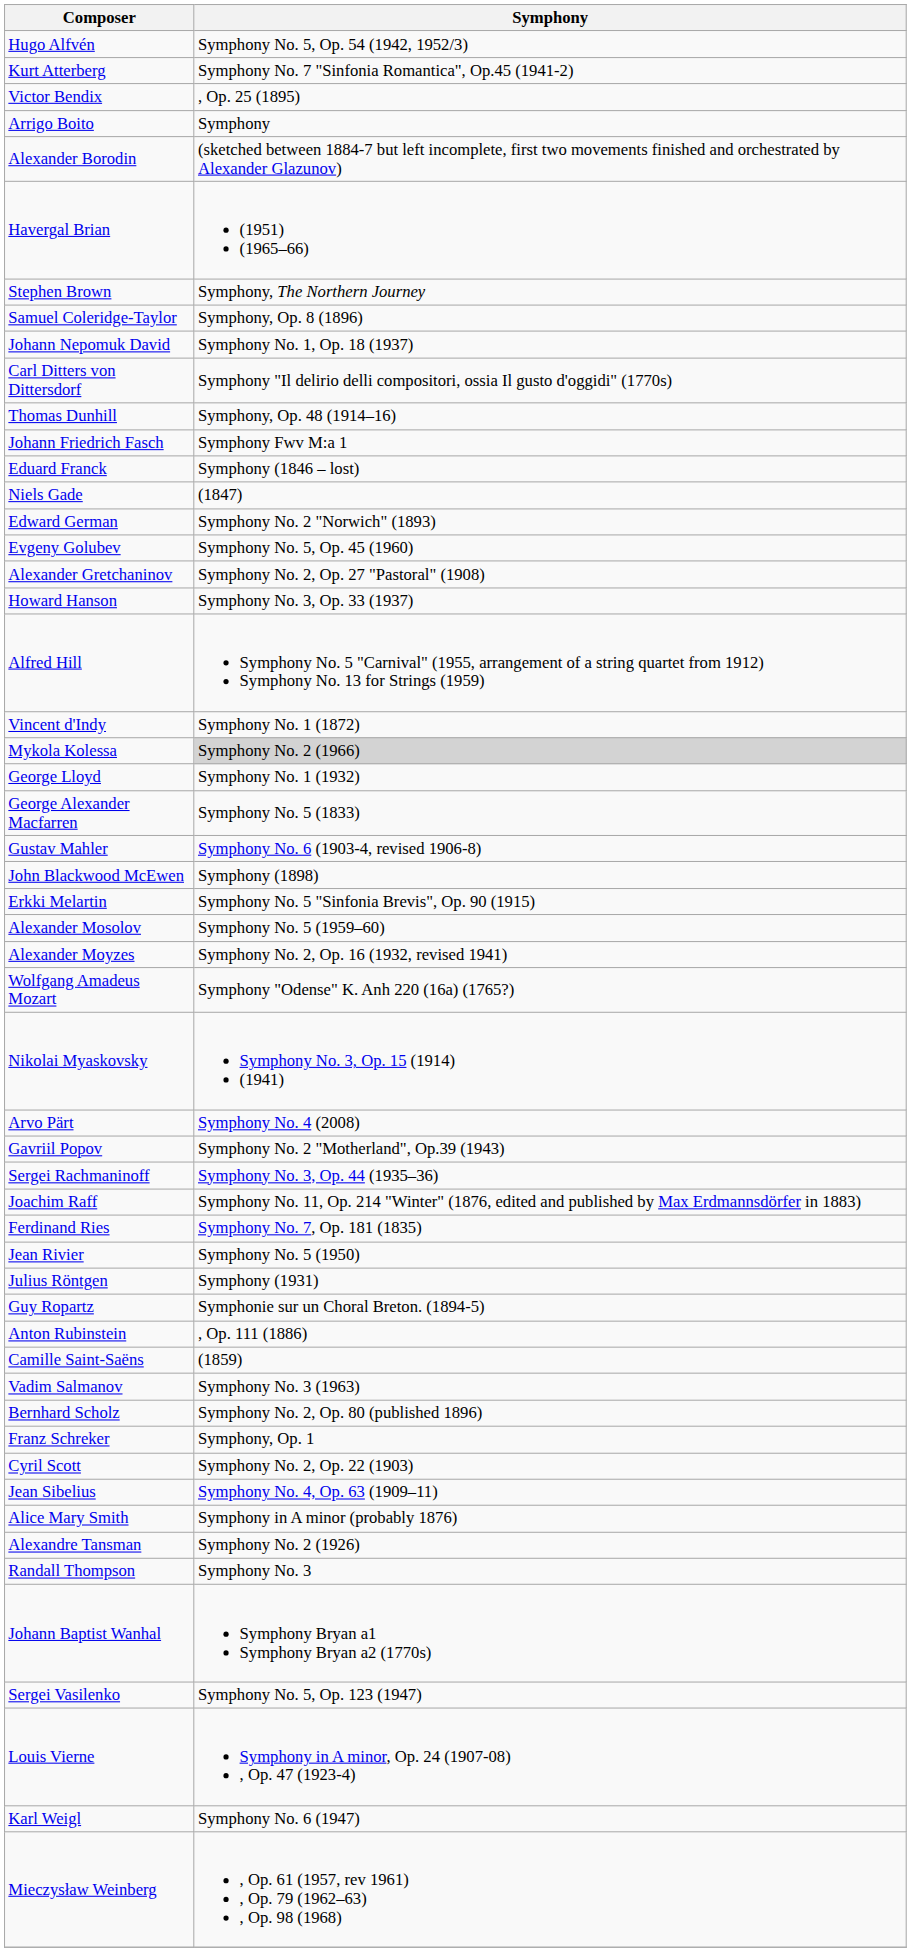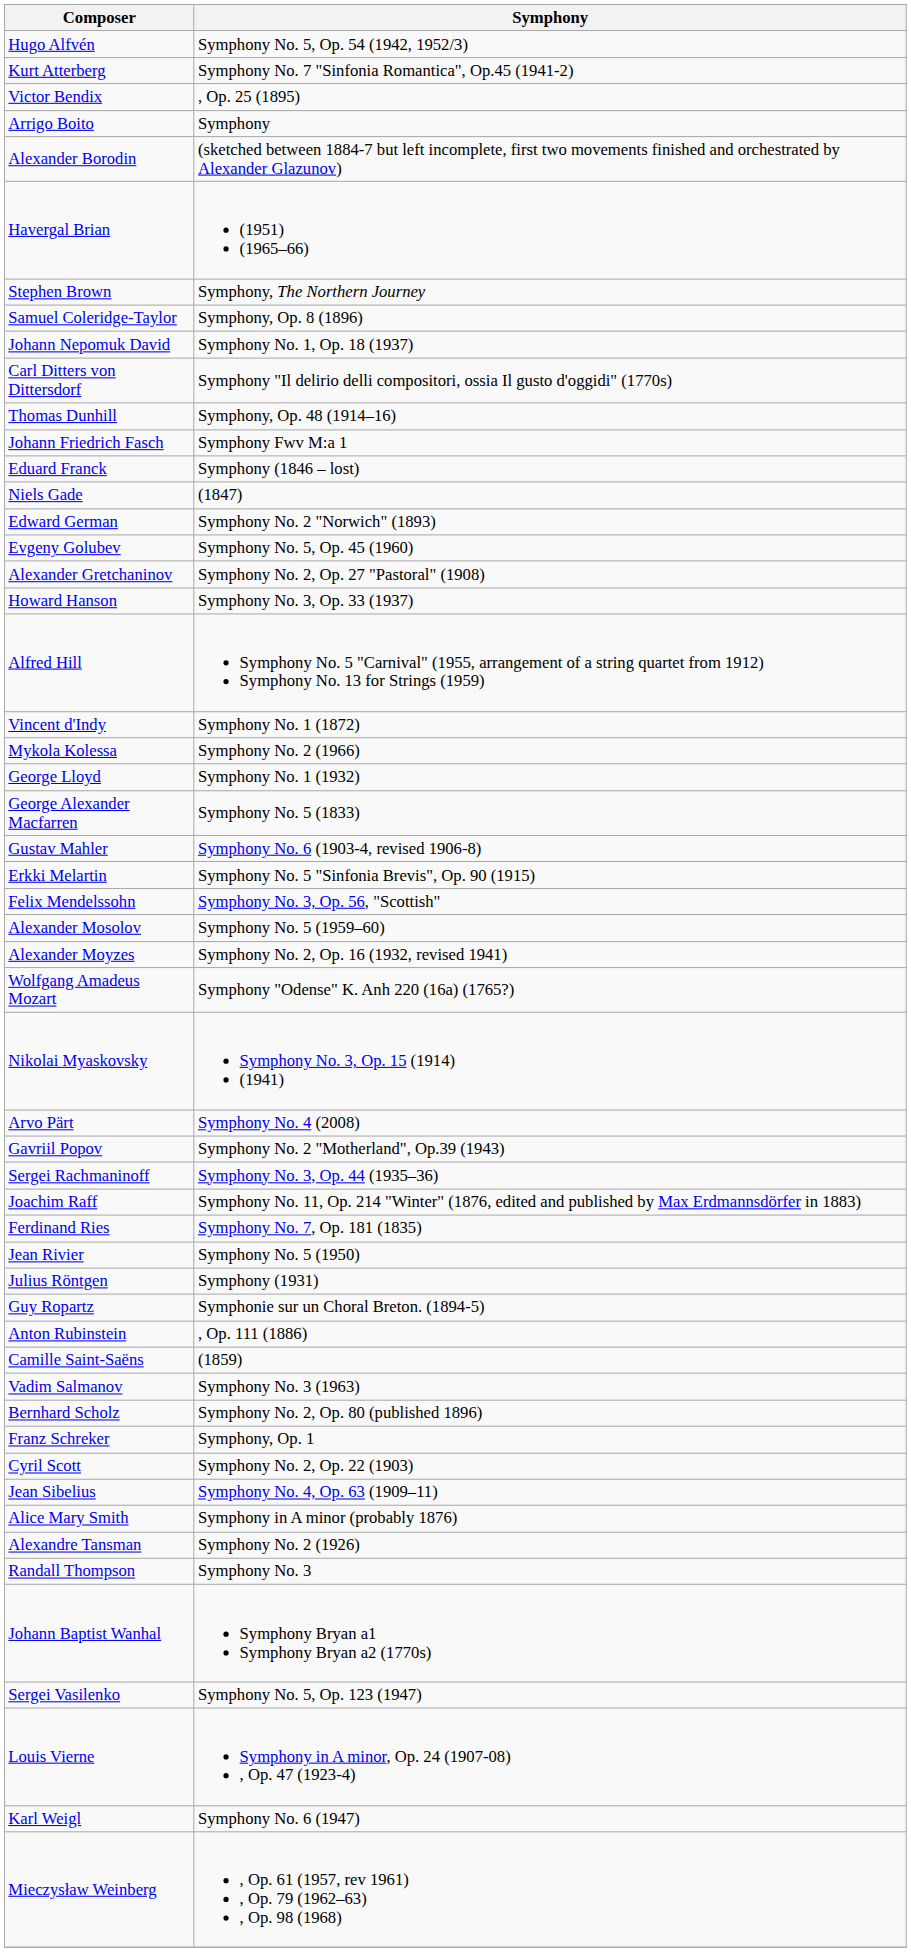(279, 750) lightgrey background -> (279, 750) no background
- row: (96, 875)
+ row: (72, 901)
